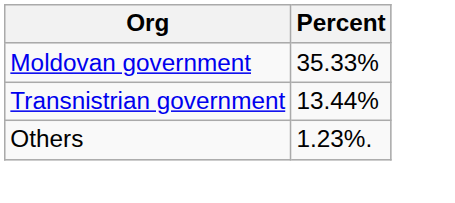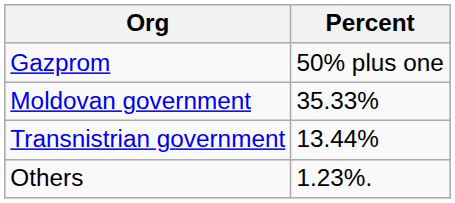+ row: (60, 62)
